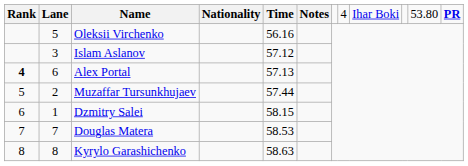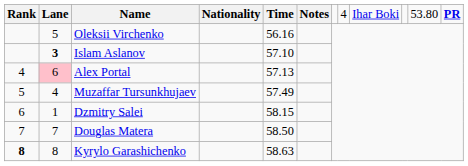(55, 53) normal -> (55, 53) bold
(280, 53) 57.12 -> (280, 53) 57.10
(22, 72) bold -> (22, 72) normal
(55, 72) no background -> (55, 72) pink background
(55, 92) 2 -> (55, 92) 4
(280, 92) 57.44 -> (280, 92) 57.49
(280, 131) 58.53 -> (280, 131) 58.50
(22, 151) normal -> (22, 151) bold
